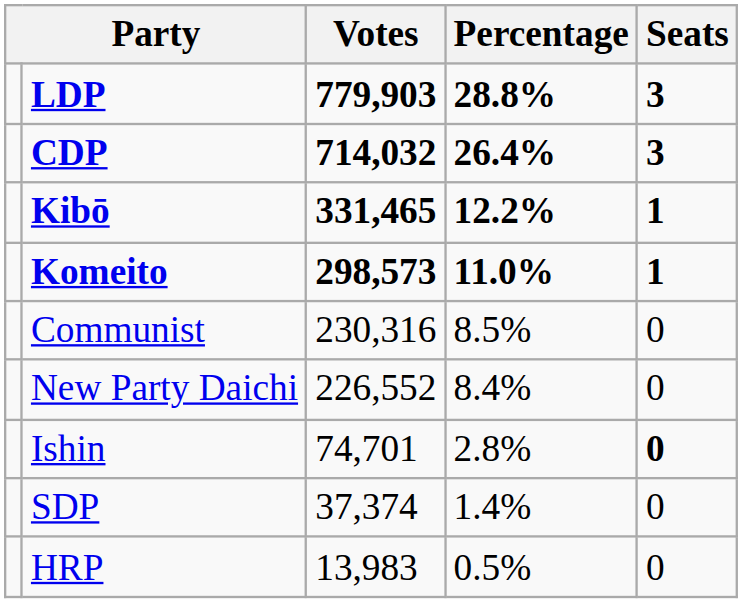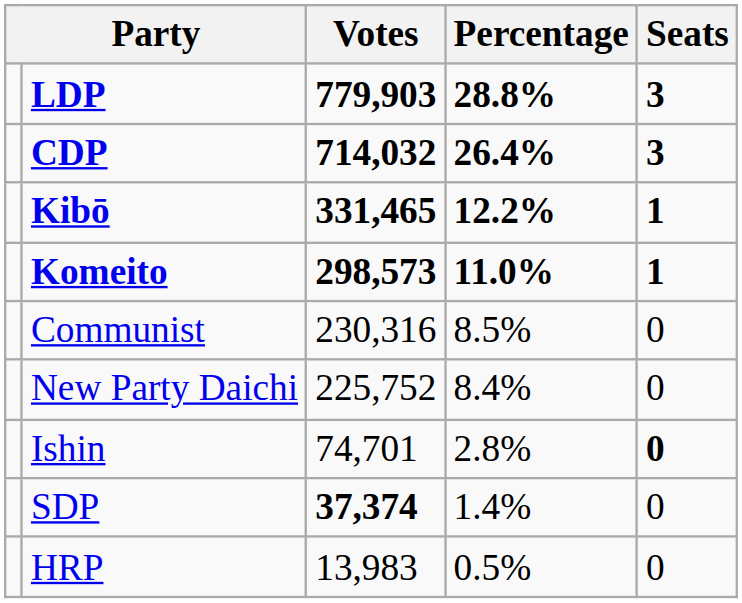(376, 388) 226,552 -> (376, 388) 225,752
(366, 507) normal -> (366, 507) bold
